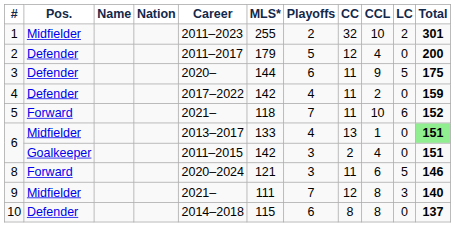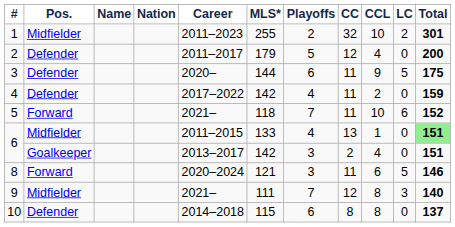(213, 133) 2013–2017 -> (212, 133) 2011–2015
(212, 152) 2011–2015 -> (213, 152) 2013–2017
